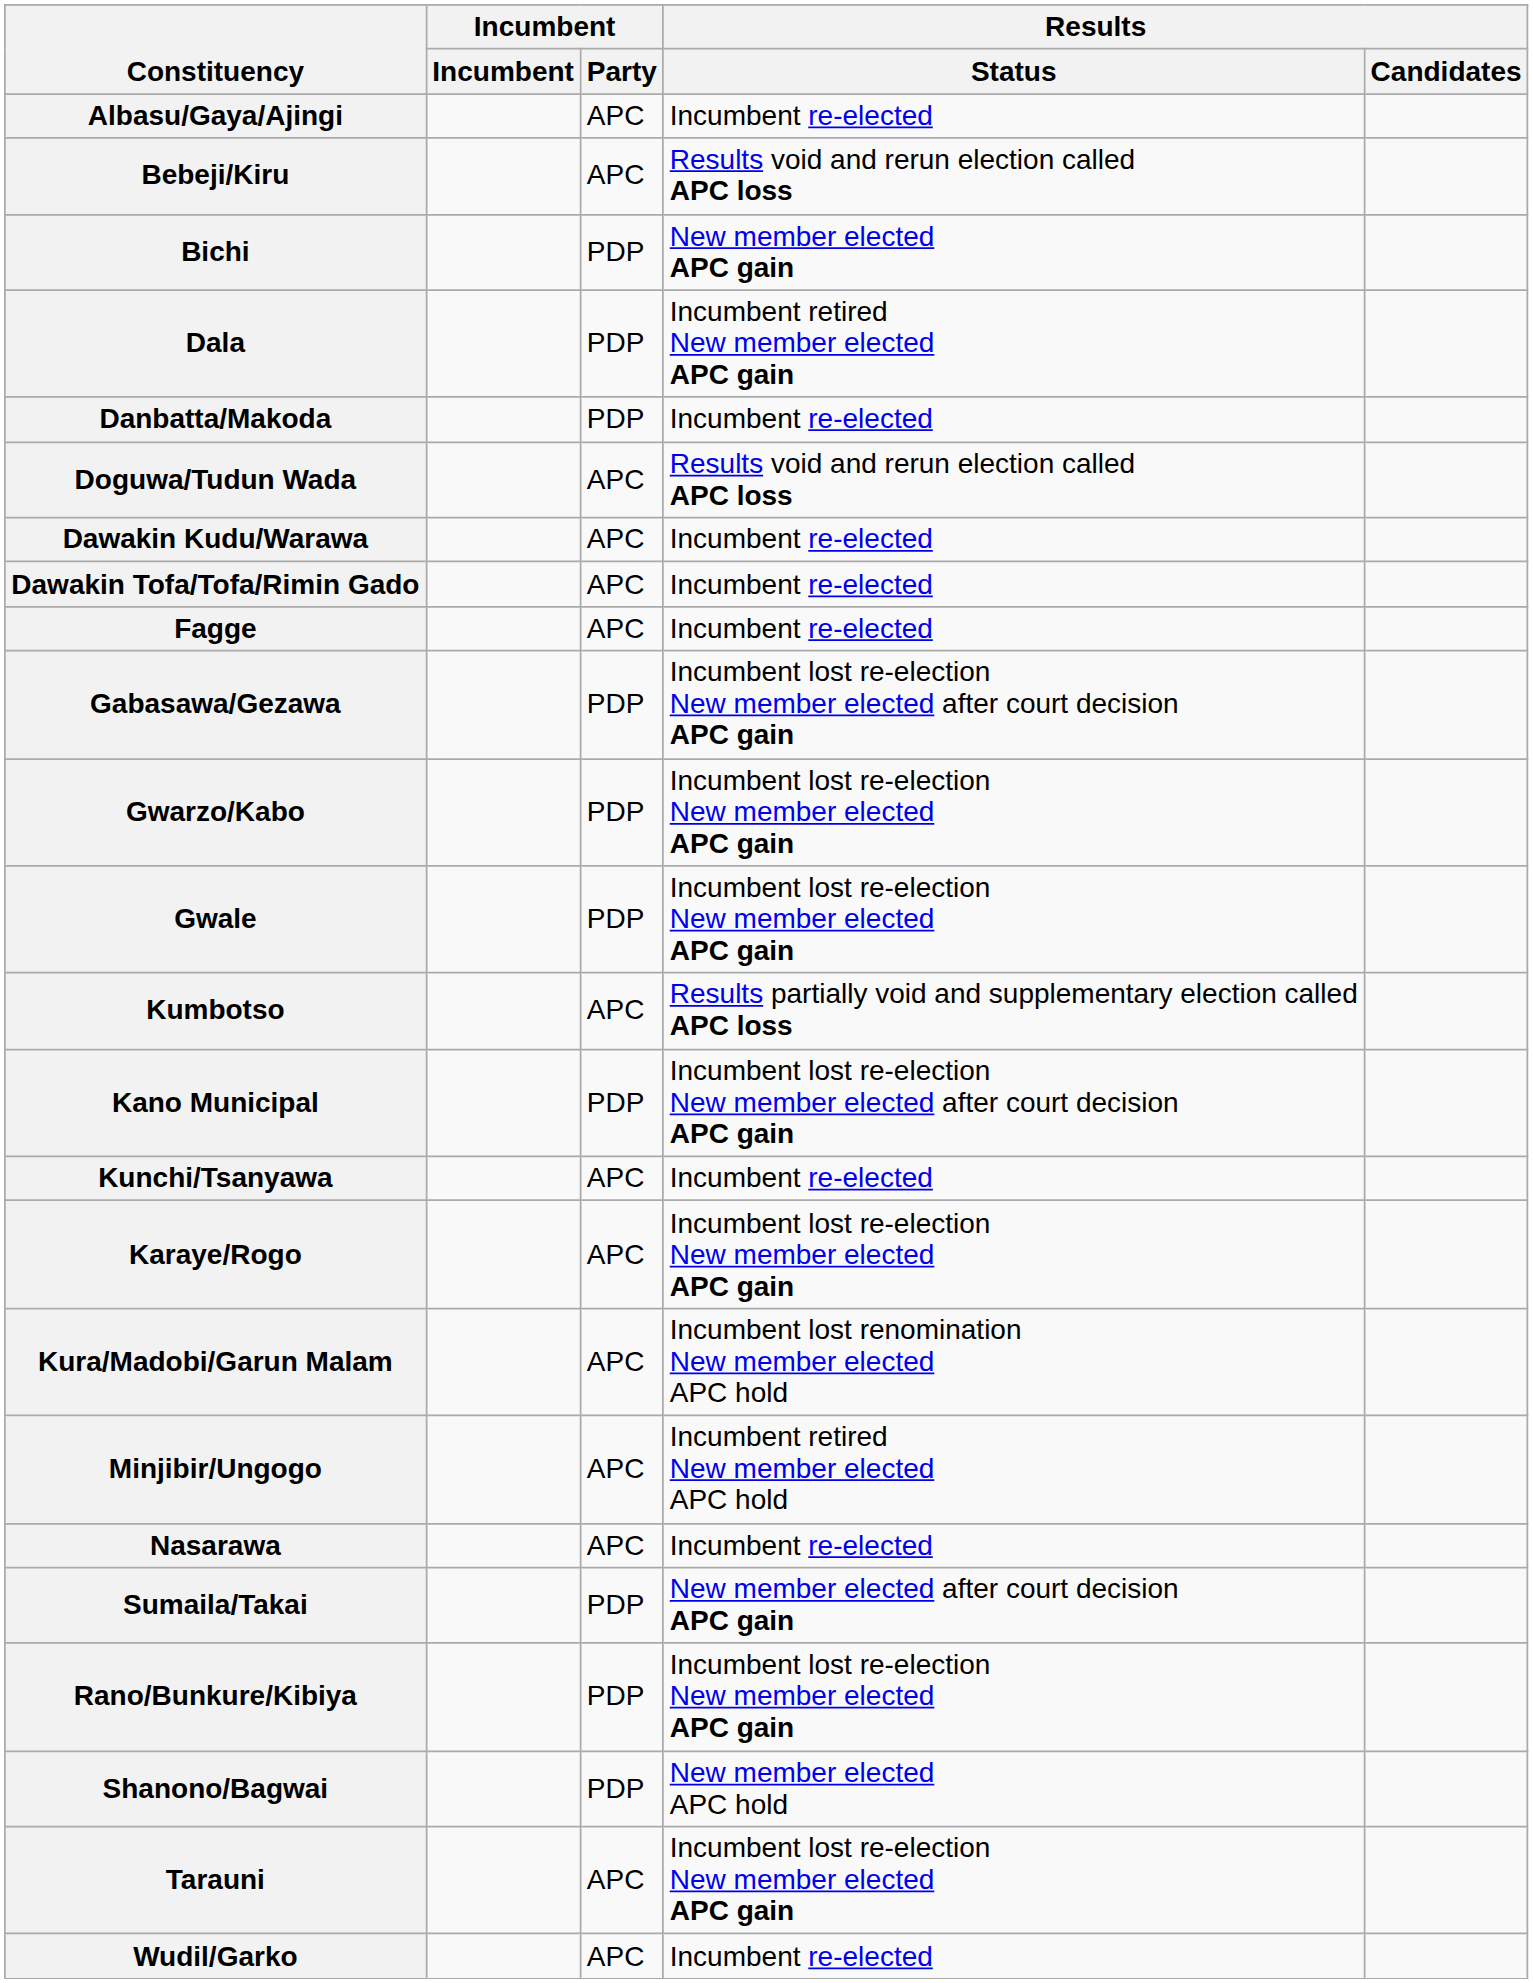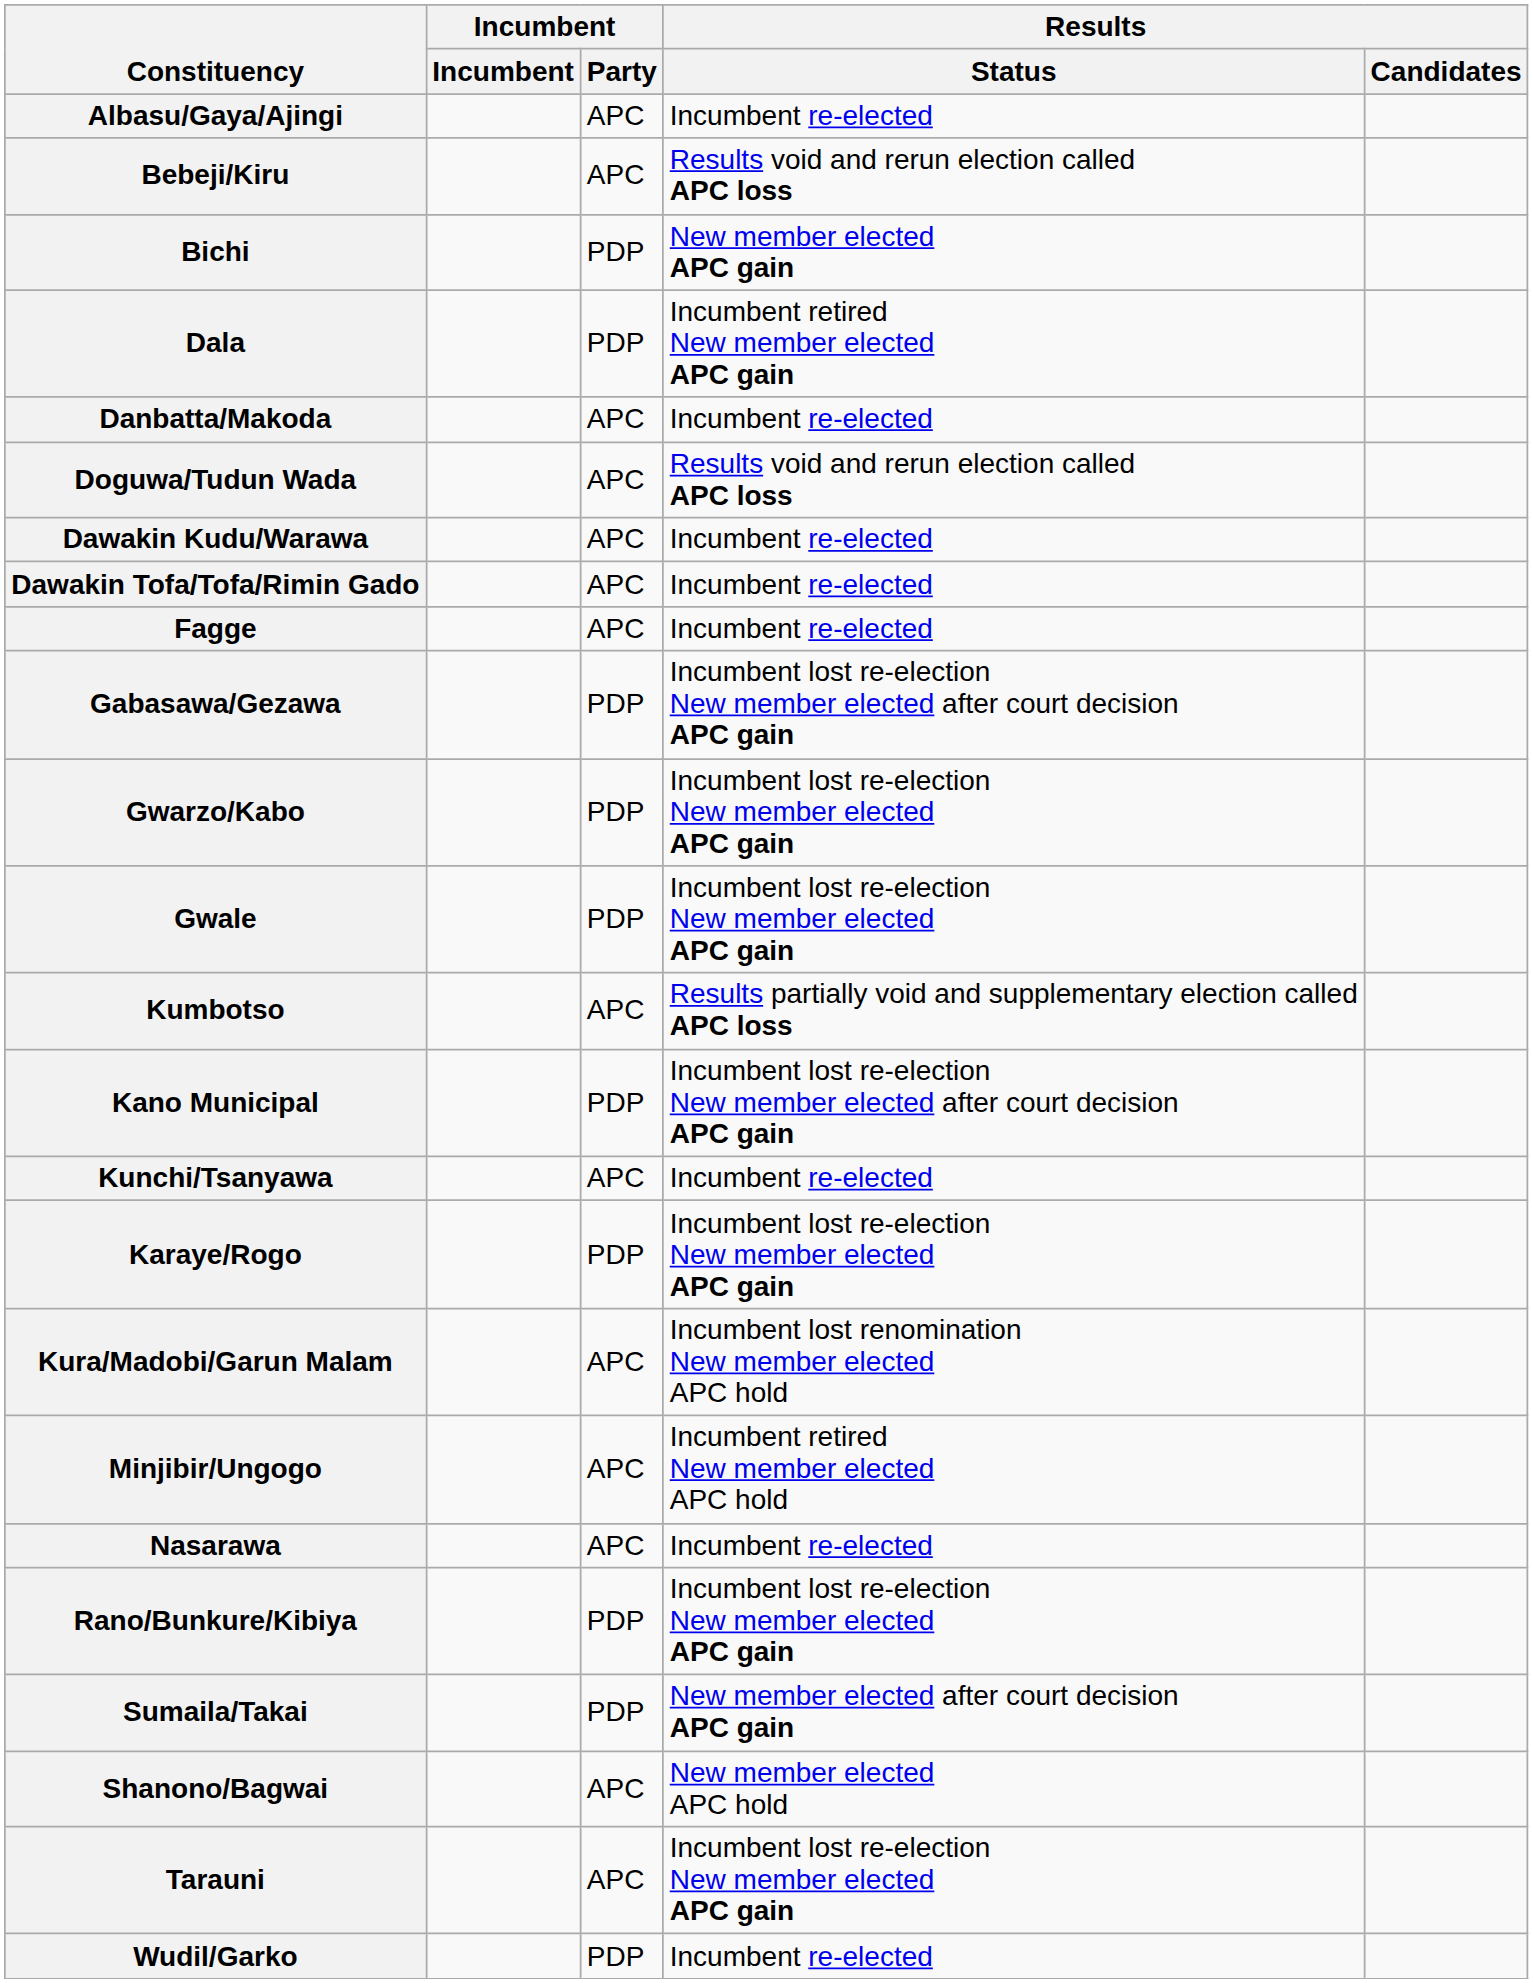(616, 419) PDP -> (616, 419) APC
(616, 1254) APC -> (616, 1254) PDP
rows swapped: (215, 1696) <-> (215, 1604)
(616, 1788) PDP -> (616, 1788) APC
(616, 1955) APC -> (616, 1955) PDP
